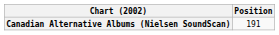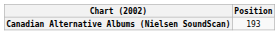(253, 24) 191 -> (253, 24) 193
